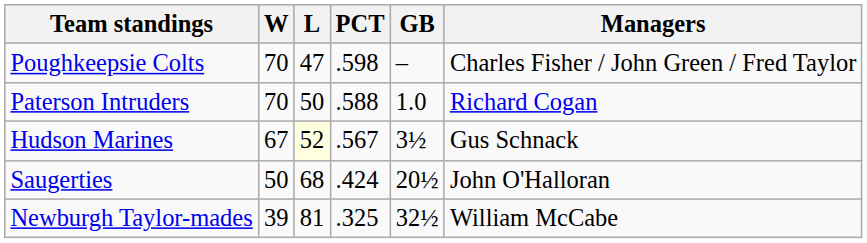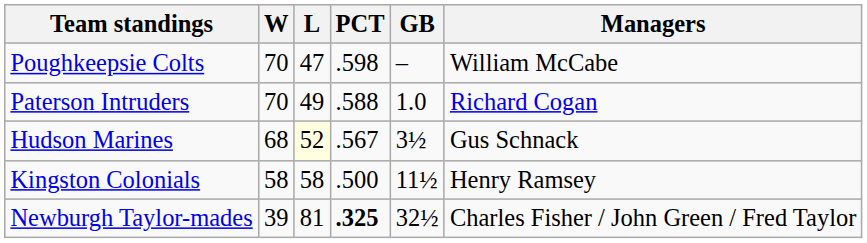(653, 62) Charles Fisher / John Green / Fred Taylor -> (534, 62) William McCabe
(312, 101) 50 -> (312, 101) 49
(276, 140) 67 -> (276, 140) 68
+ row: (105, 179)
- row: (61, 179)
(357, 218) normal -> (357, 218) bold
(534, 218) William McCabe -> (653, 218) Charles Fisher / John Green / Fred Taylor
